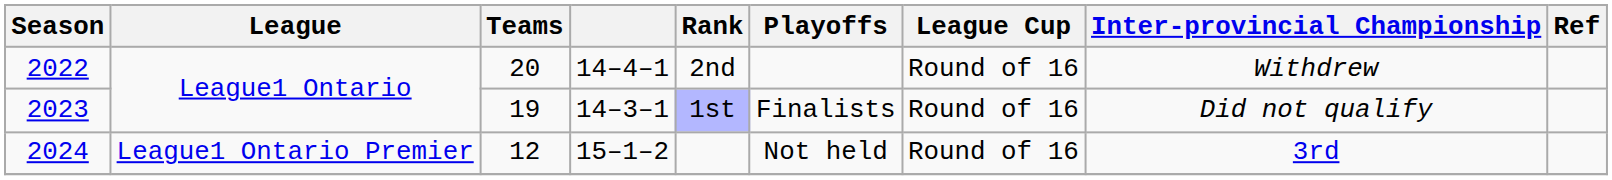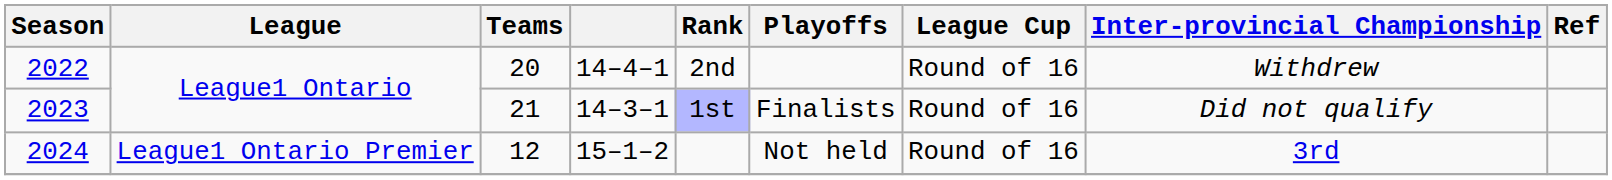(525, 110) 19 -> (525, 110) 21
